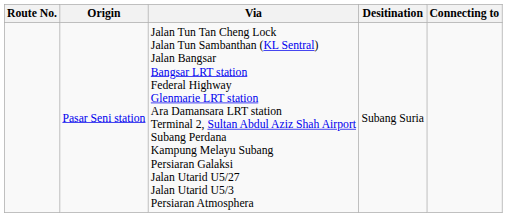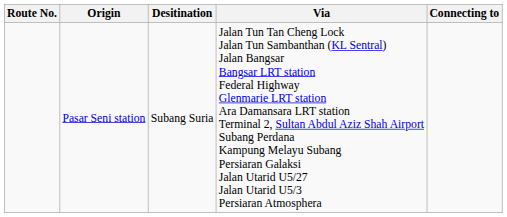columns swapped: (393, 13) <-> (253, 13)
